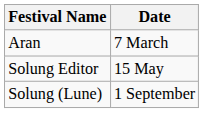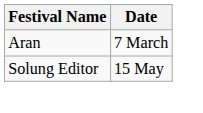- row: (55, 94)
